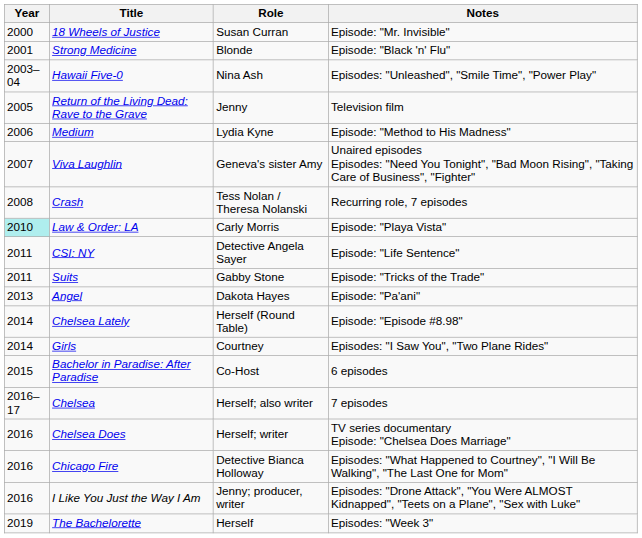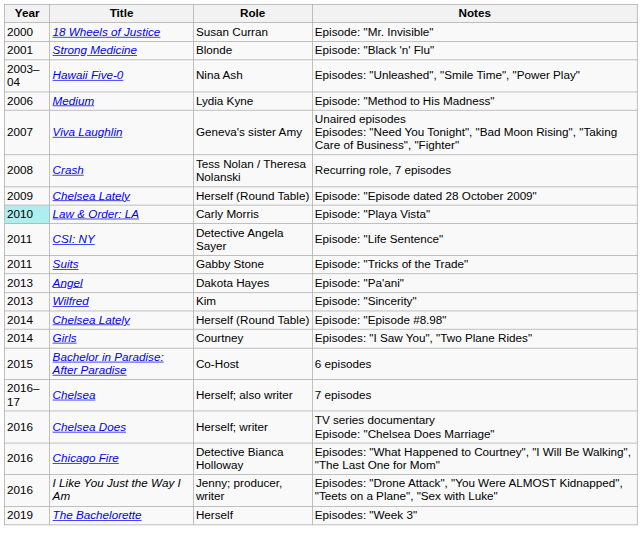- row: (367, 107)
+ row: (426, 195)
+ row: (366, 301)
